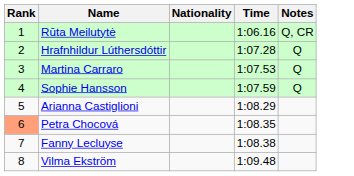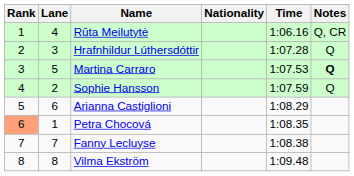+ column: (55, 13)
(297, 69) normal -> (330, 69) bold
